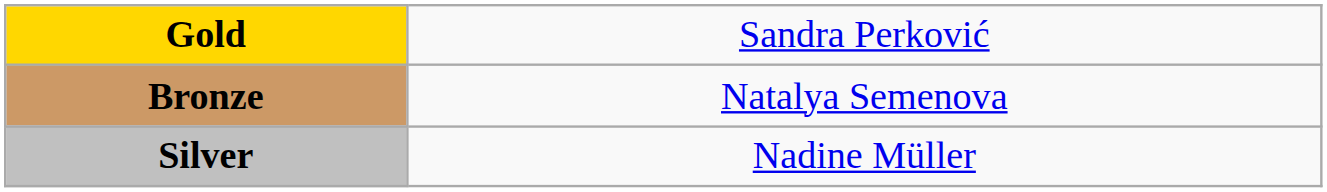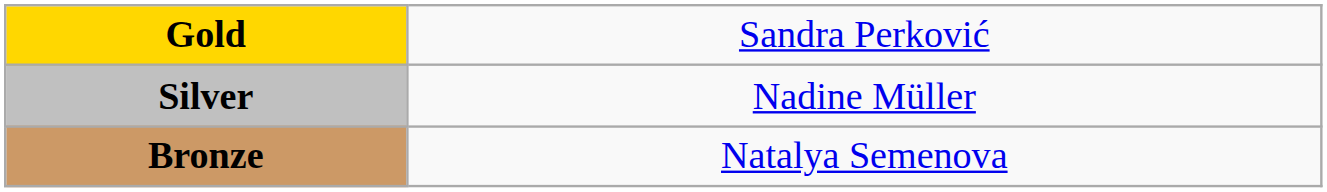rows swapped: (206, 155) <-> (206, 95)
